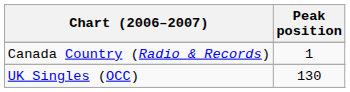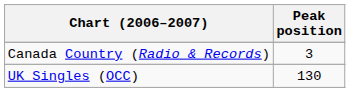(309, 54) 1 -> (309, 54) 3
